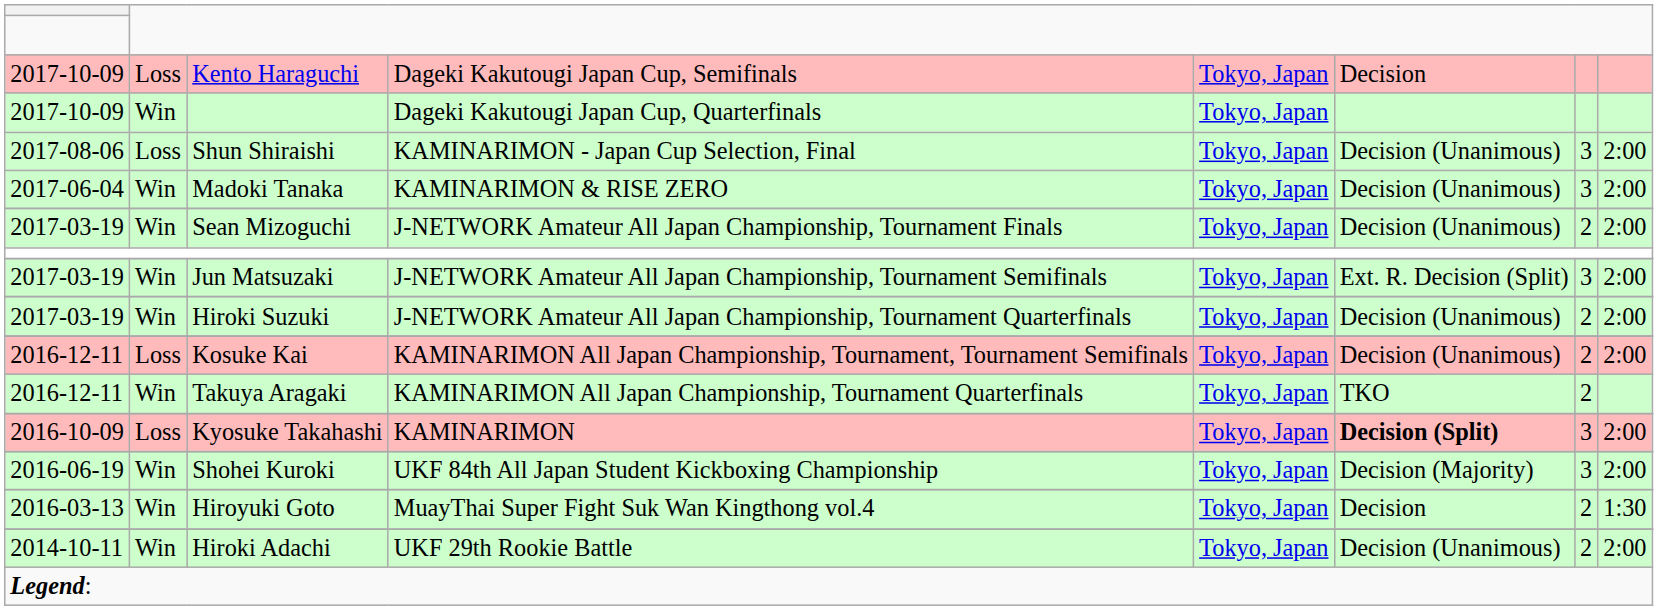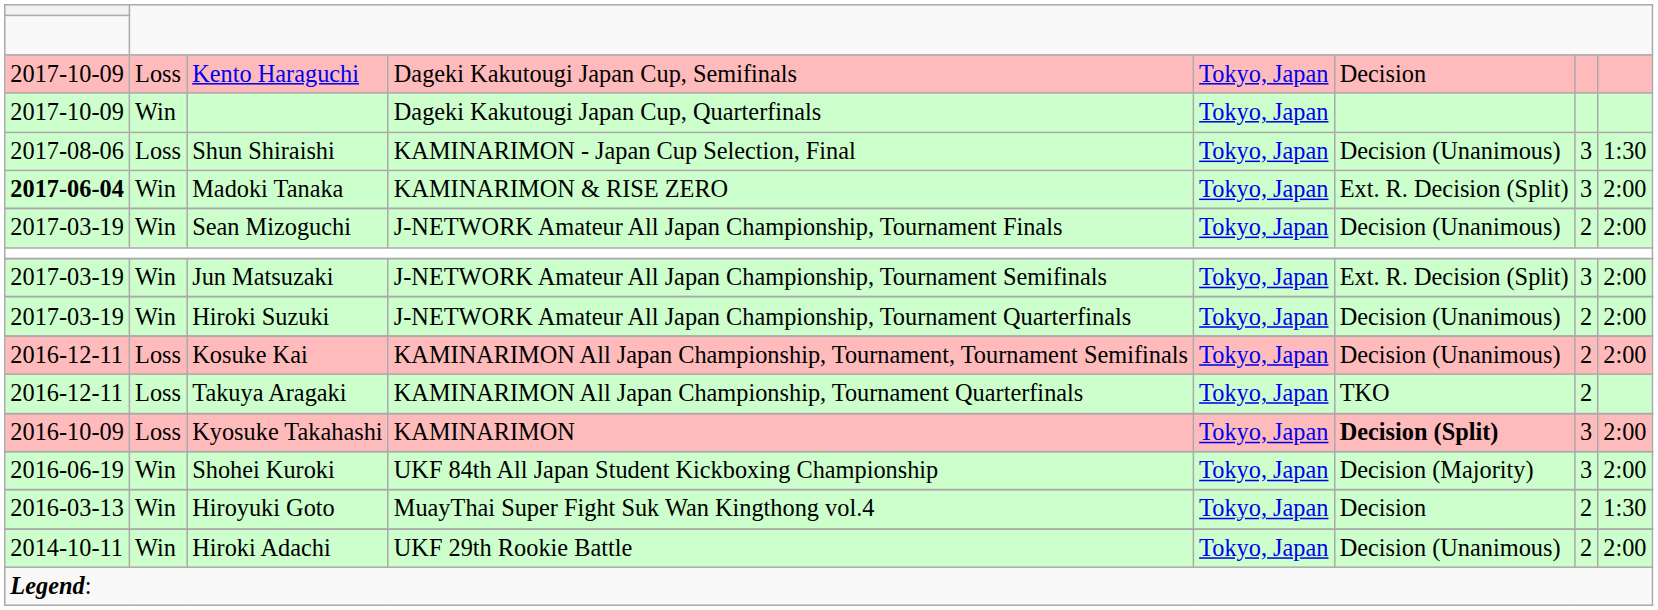(1625, 150) 2:00 -> (1625, 150) 1:30
(67, 189) normal -> (67, 189) bold
(1450, 189) Decision (Unanimous) -> (1454, 189) Ext. R. Decision (Split)
(156, 393) Win -> (158, 393) Loss
